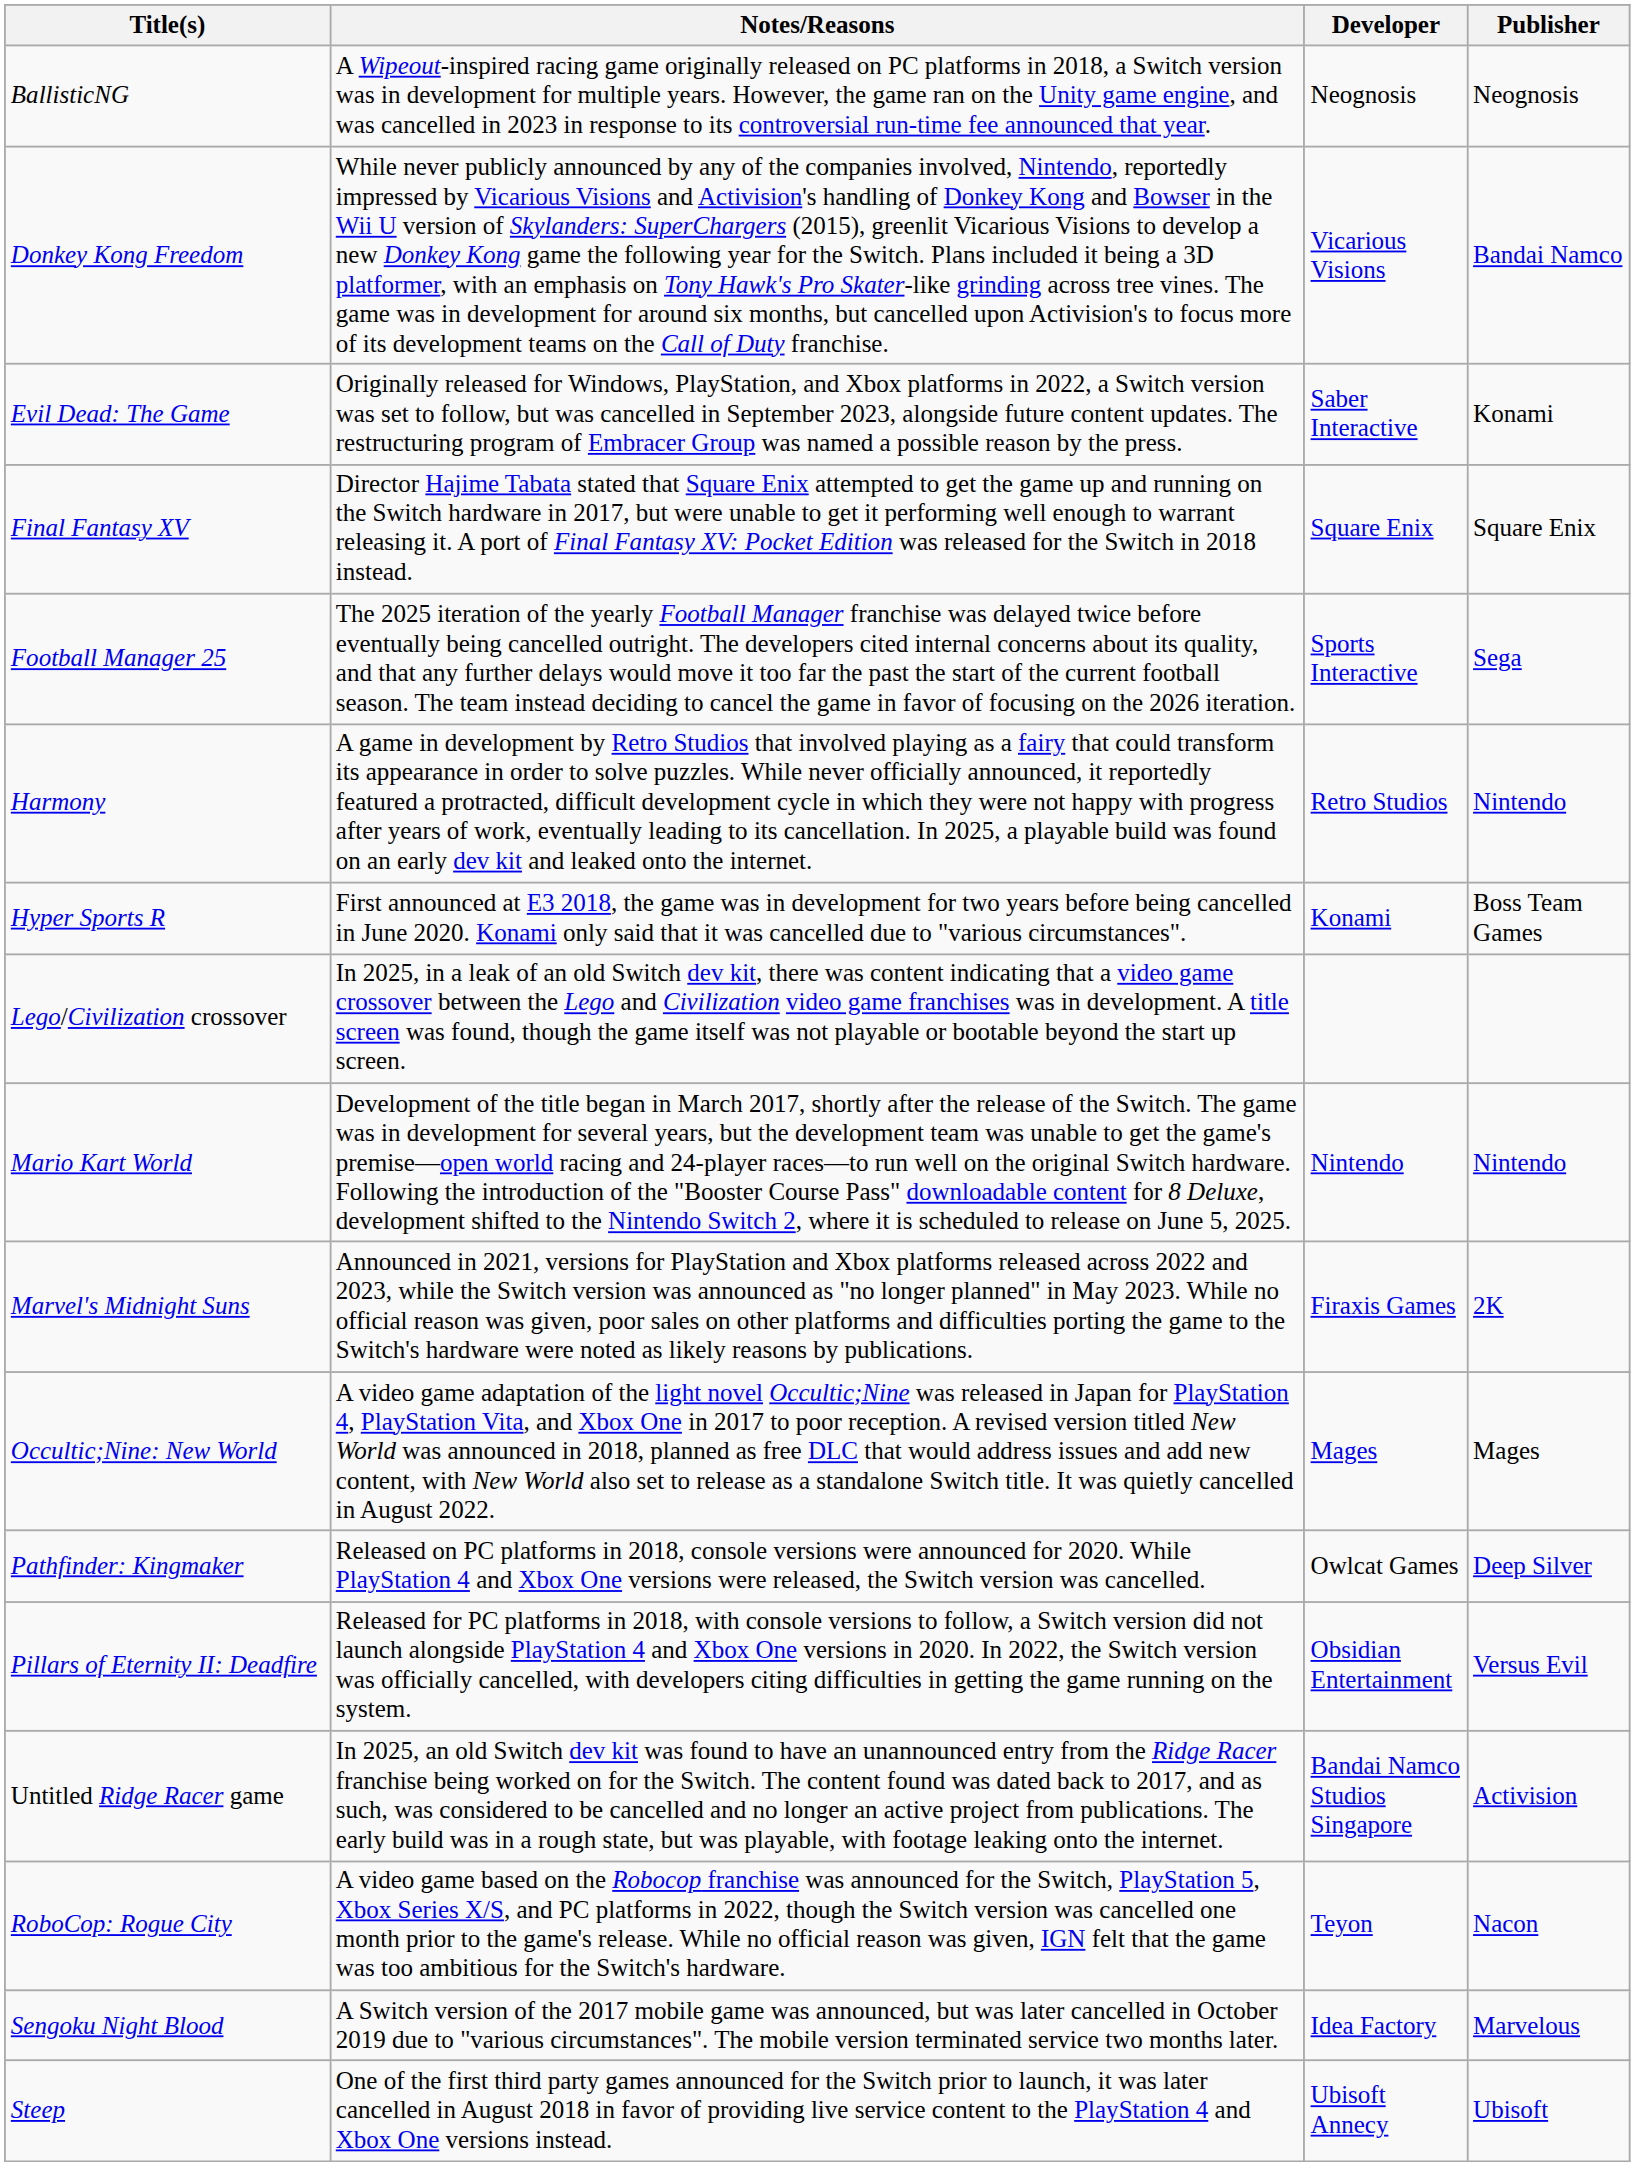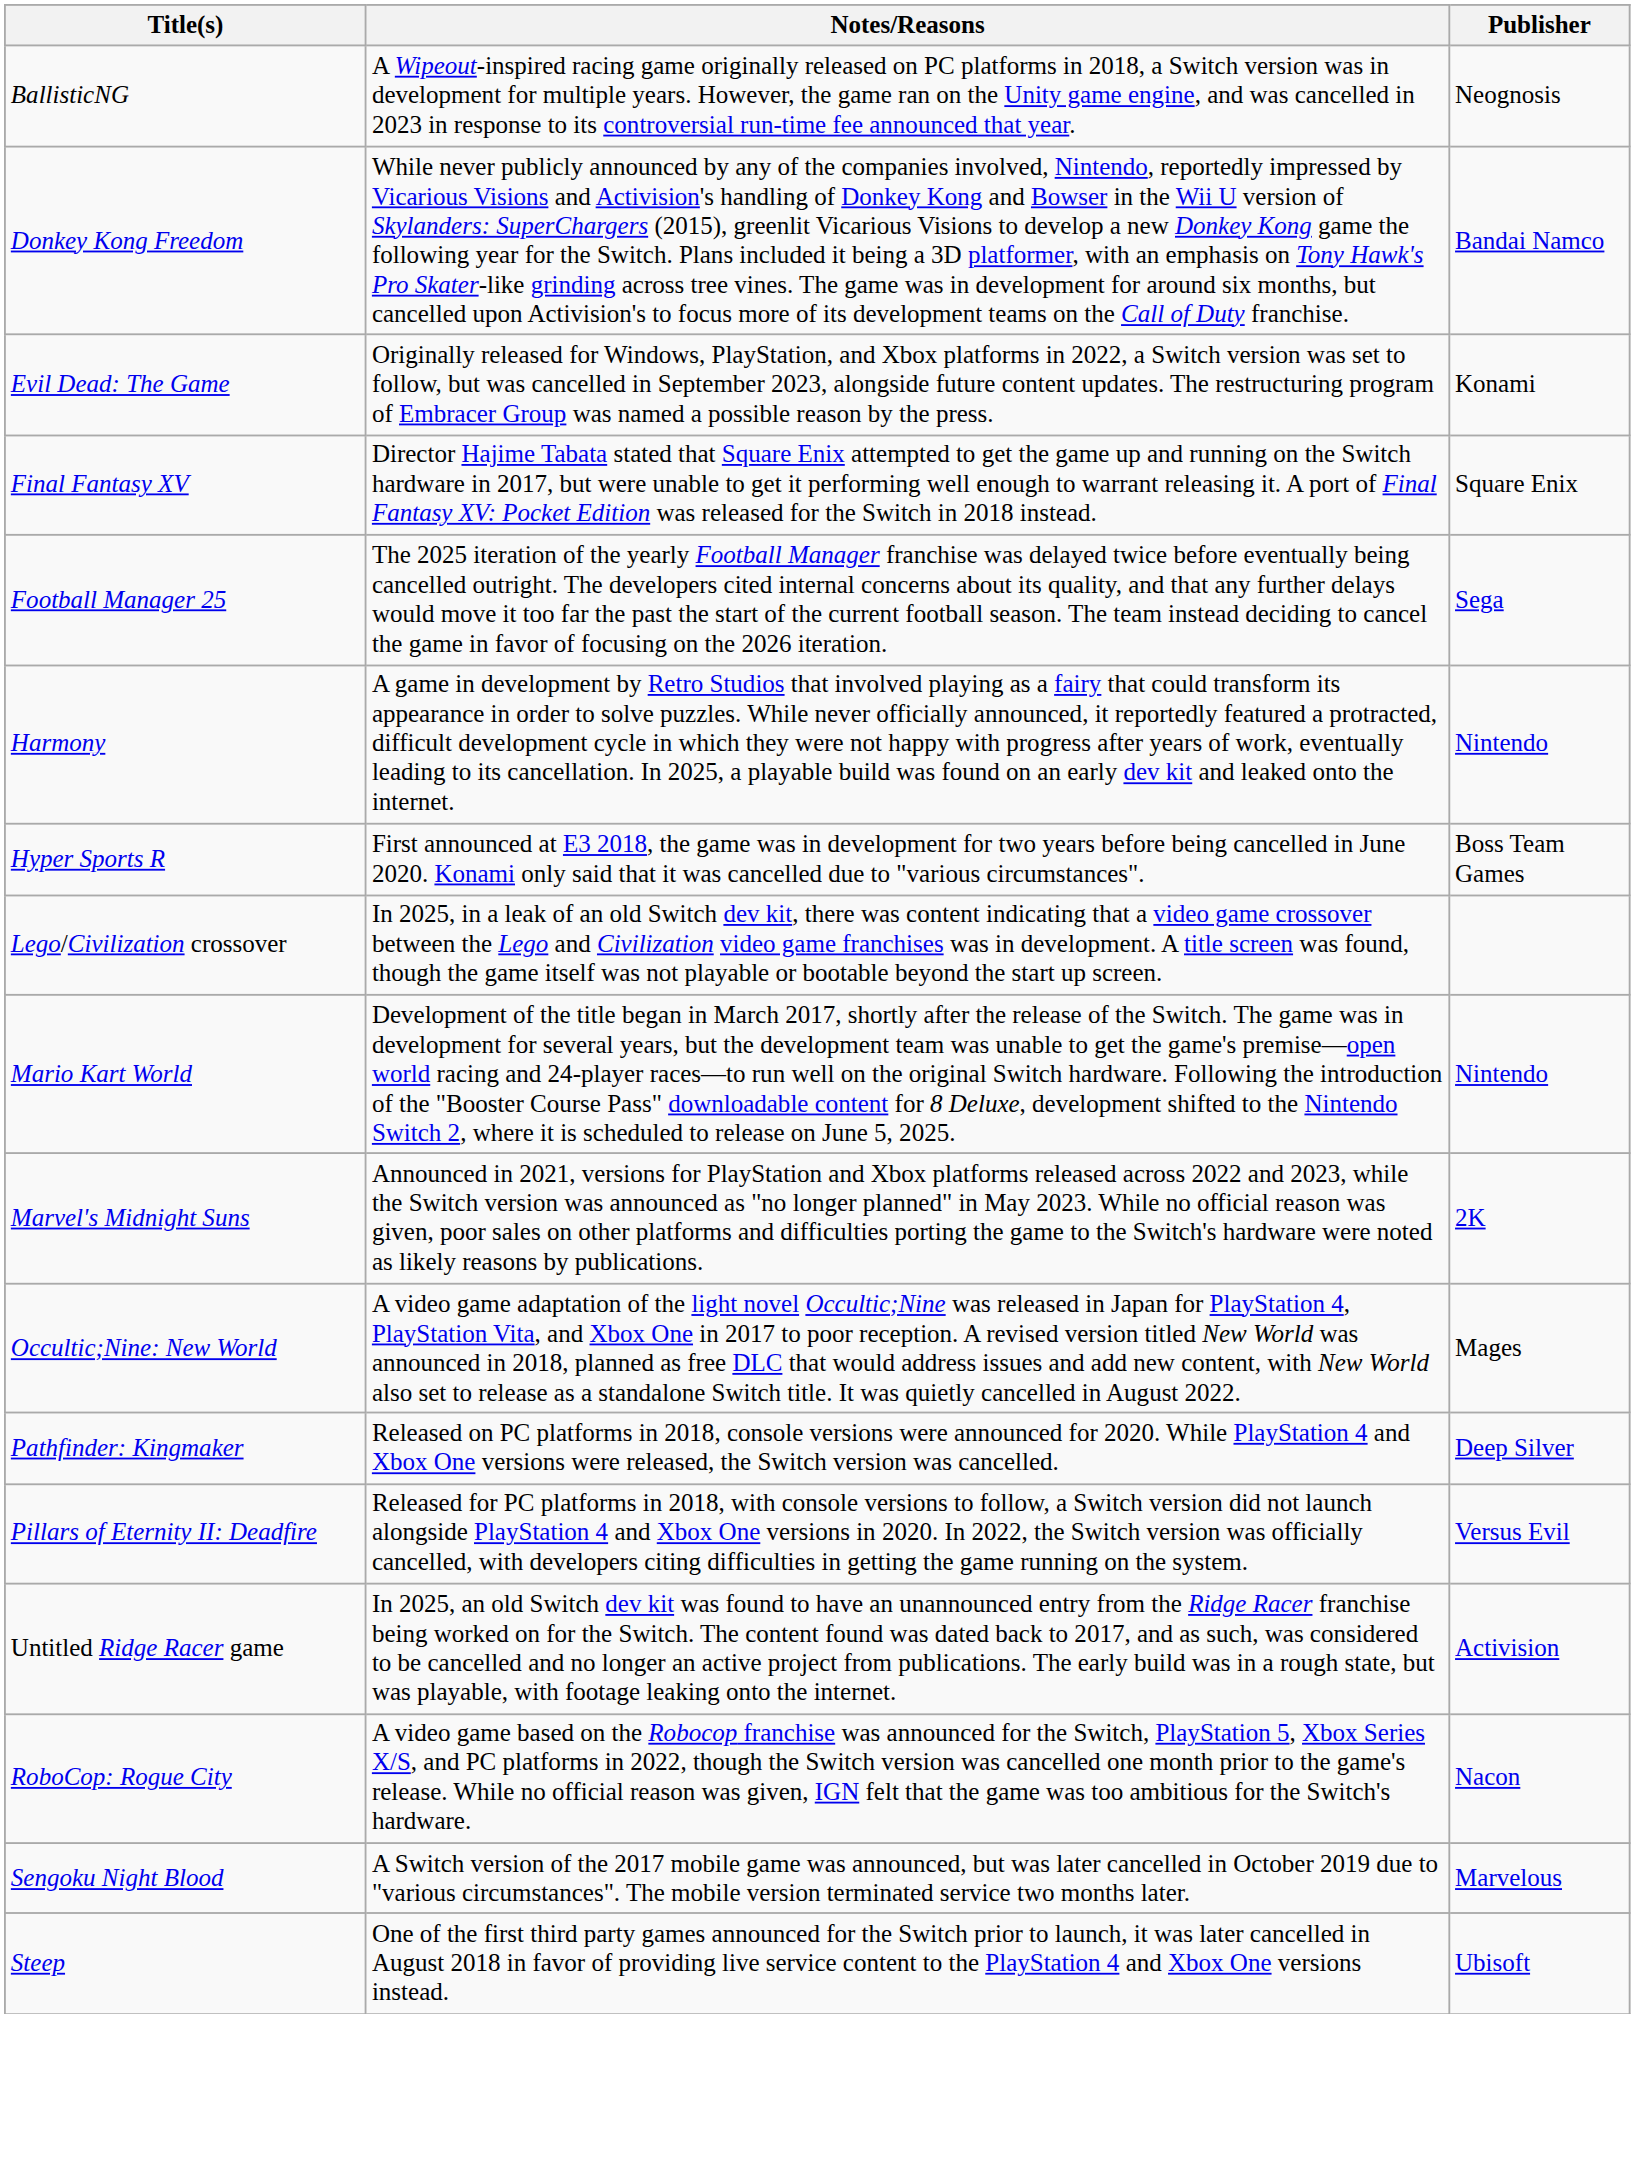- column: (1386, 24)
